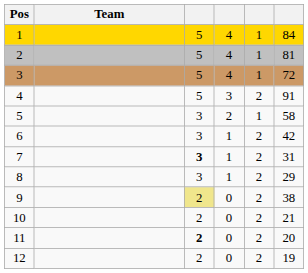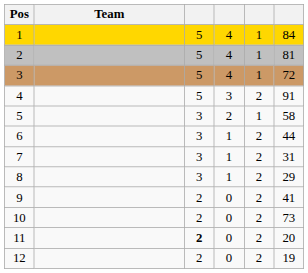(289, 136) 42 -> (289, 136) 44
(199, 156) bold -> (199, 156) normal
(199, 197) khaki background -> (199, 197) no background
(289, 197) 38 -> (289, 197) 41
(289, 217) 21 -> (289, 217) 73
